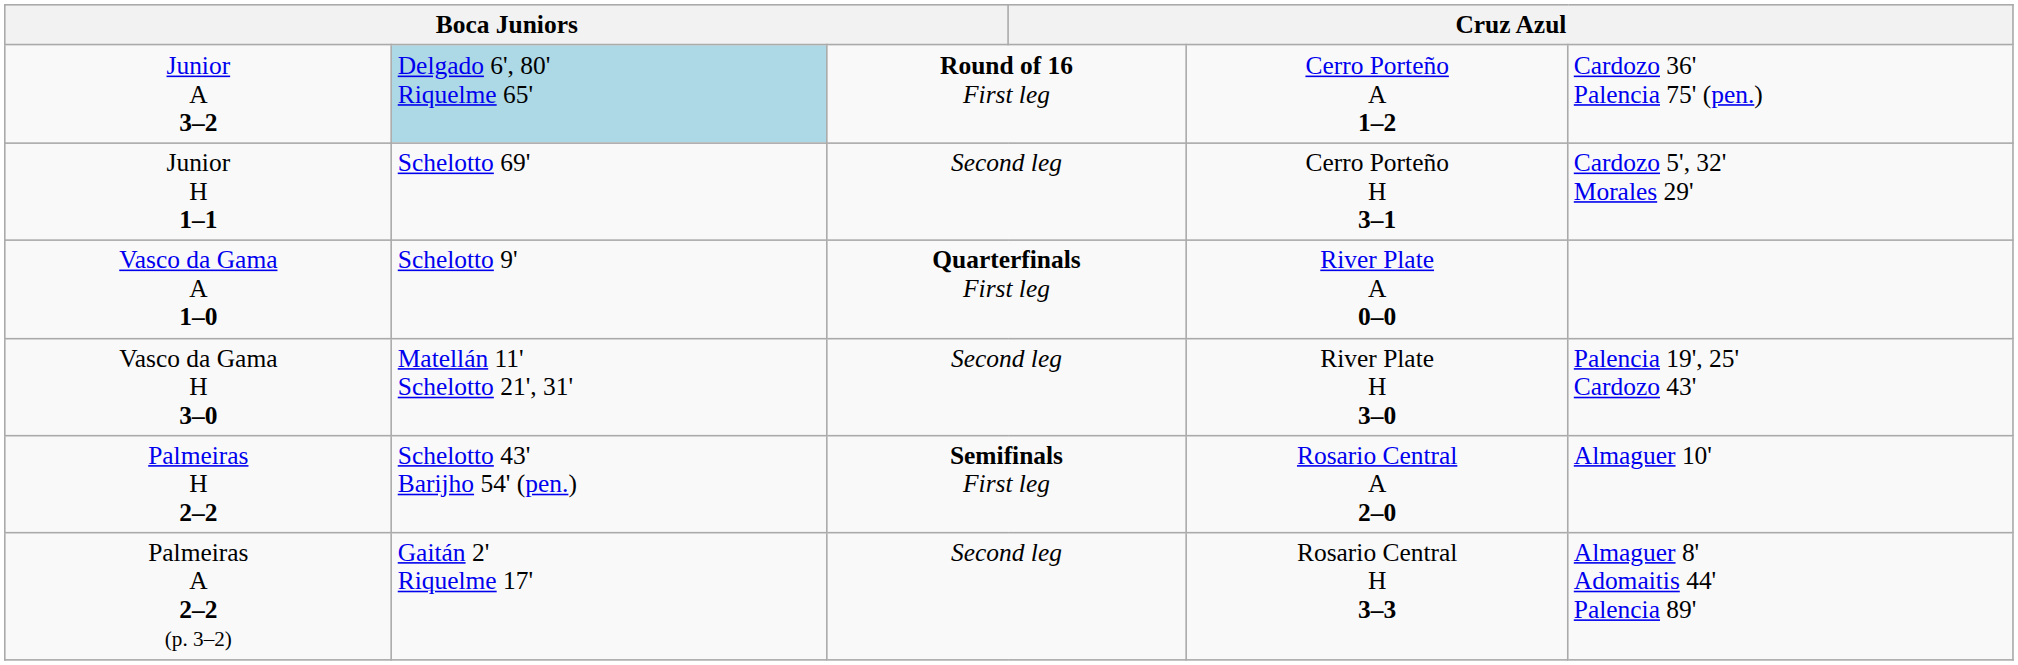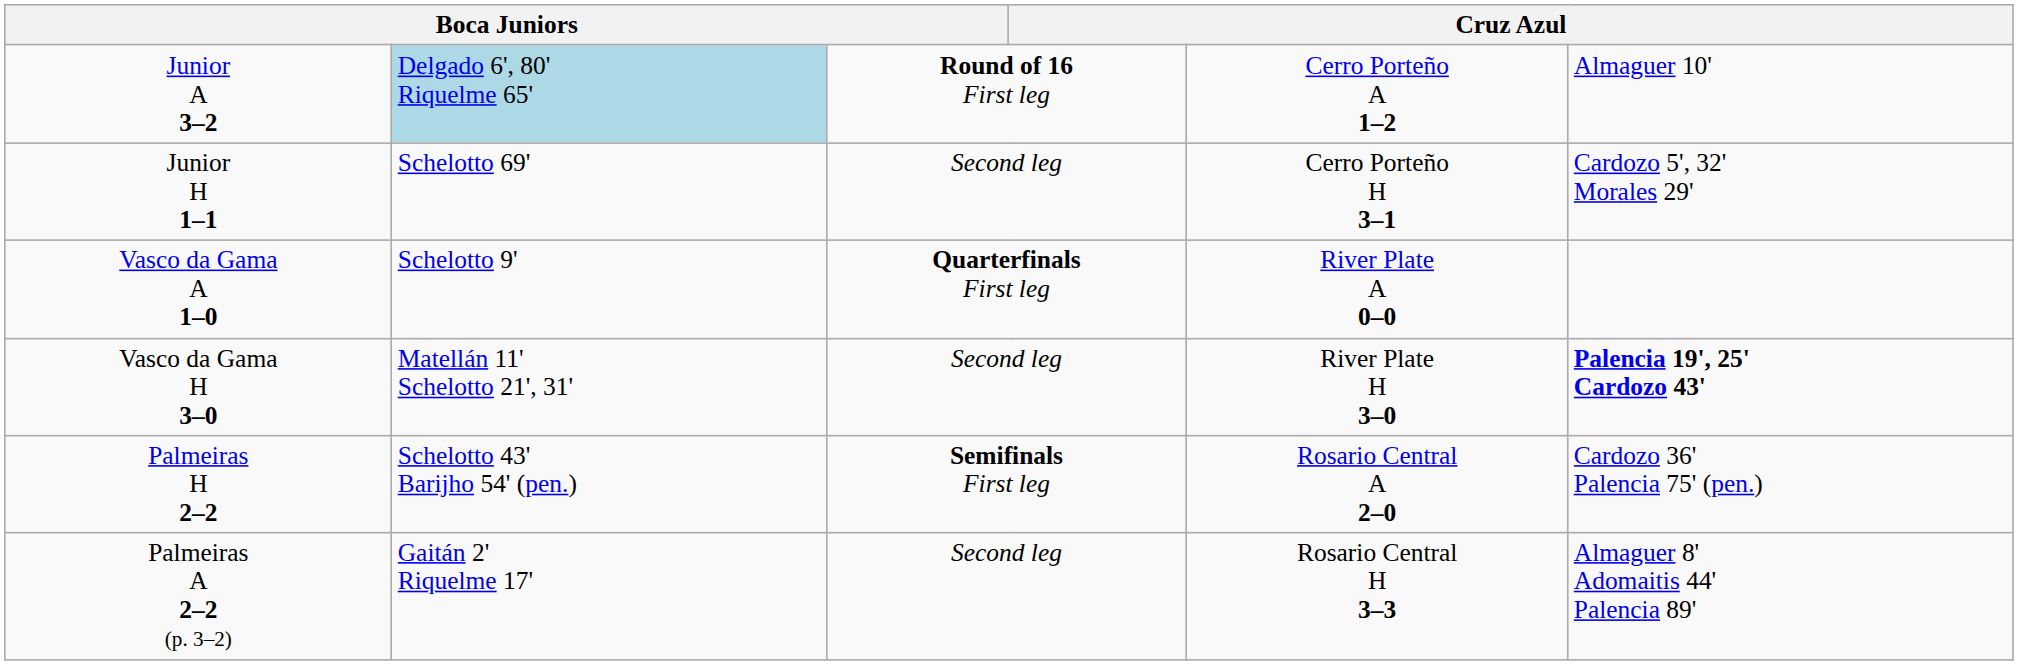(1668, 79) Cardozo 36' Palencia 75' (pen.) -> (1643, 65) Almaguer 10'
(1656, 372) normal -> (1662, 372) bold
(1643, 455) Almaguer 10' -> (1668, 469) Cardozo 36' Palencia 75' (pen.)
